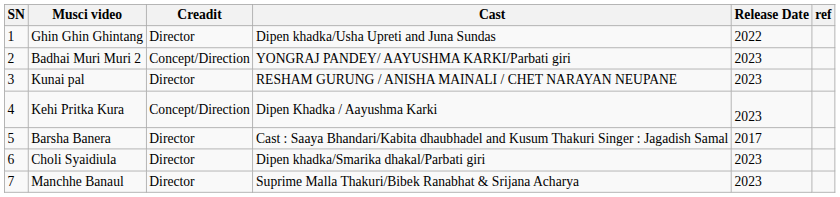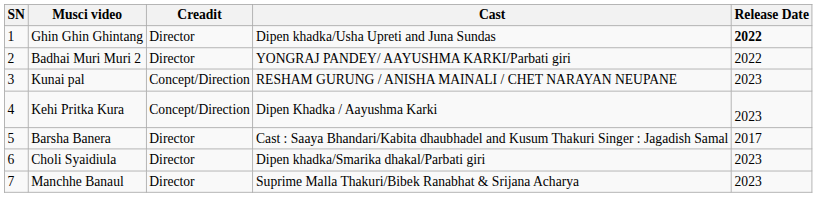- column: (823, 15)
(748, 36) normal -> (748, 36) bold
(200, 58) Concept/Direction -> (172, 58) Director
(748, 58) 2023 -> (748, 58) 2022
(172, 79) Director -> (200, 79) Concept/Direction
